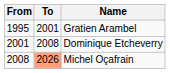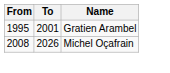- row: (113, 44)
(48, 60) lightsalmon background -> (48, 44) no background
